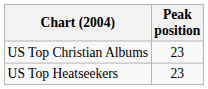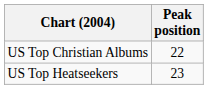(177, 52) 23 -> (177, 52) 22
